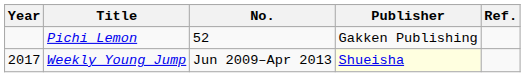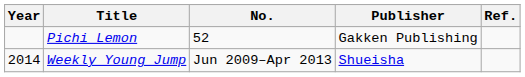(24, 60) 2017 -> (24, 60) 2014
(371, 60) lightyellow background -> (371, 60) no background
